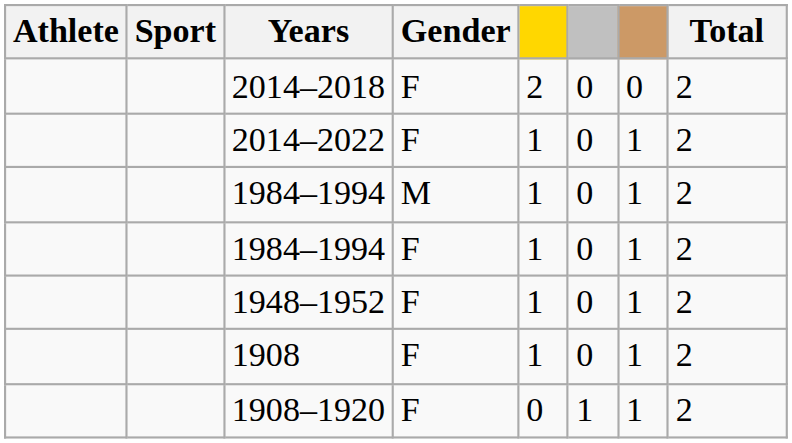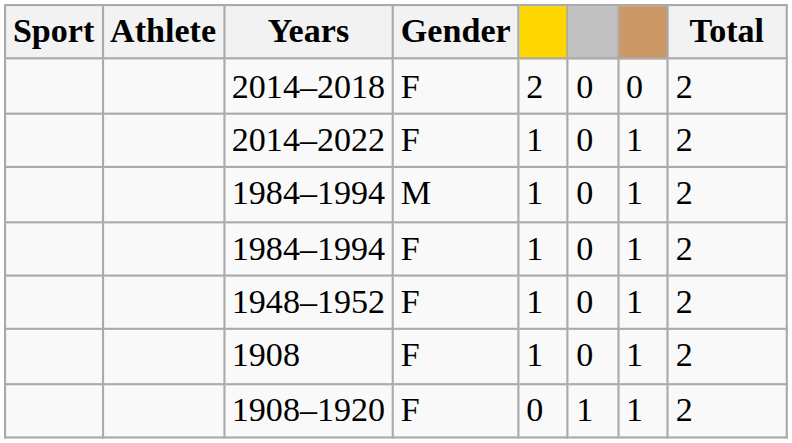columns swapped: (66, 31) <-> (175, 31)
